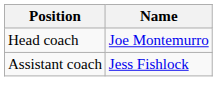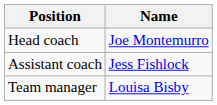+ row: (52, 87)
